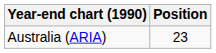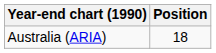(180, 37) 23 -> (180, 37) 18
